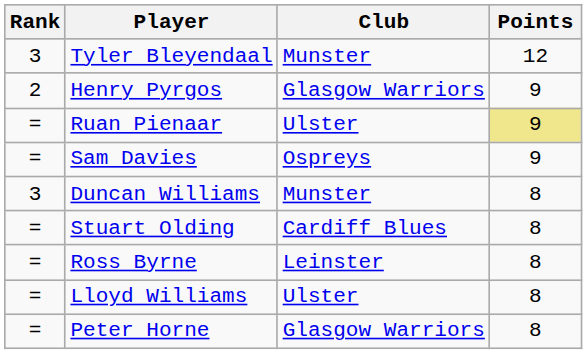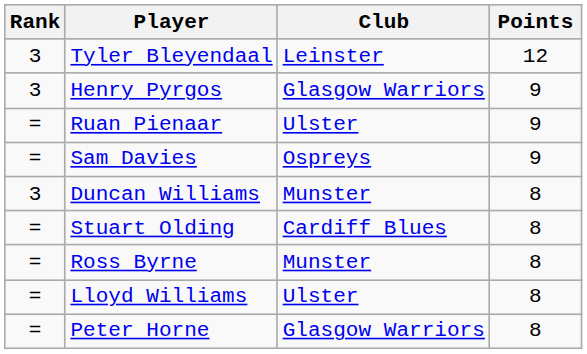(327, 56) Munster -> (333, 56) Leinster
(35, 91) 2 -> (35, 91) 3
(535, 125) khaki background -> (535, 125) no background
(333, 262) Leinster -> (327, 262) Munster
